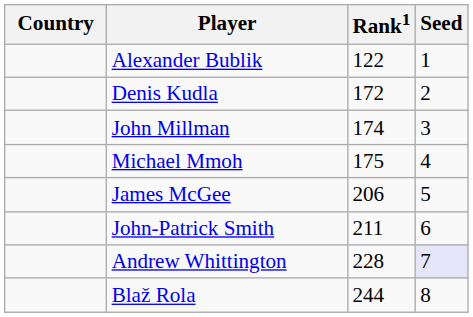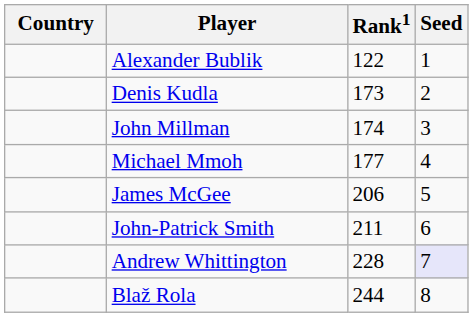(368, 93) 172 -> (368, 93) 173
(368, 160) 175 -> (368, 160) 177
